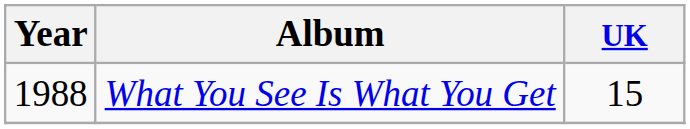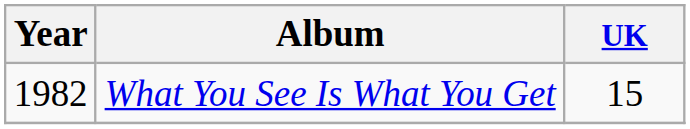(51, 92) 1988 -> (51, 92) 1982
